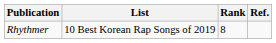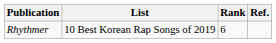(223, 30) 8 -> (223, 30) 6
